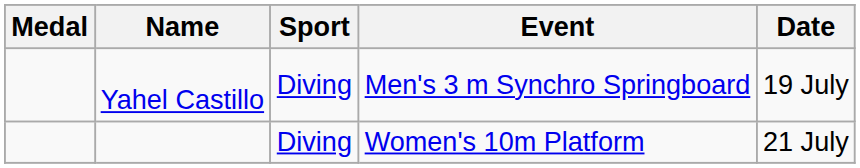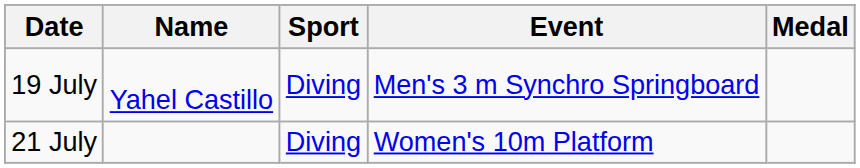columns swapped: (50, 27) <-> (806, 27)
